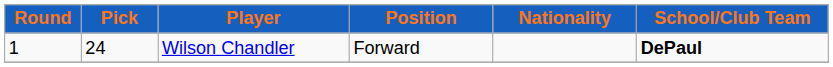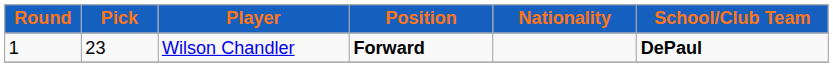(95, 47) 24 -> (95, 47) 23
(387, 47) normal -> (389, 47) bold
